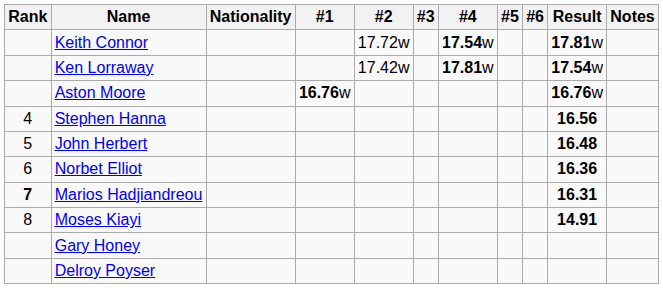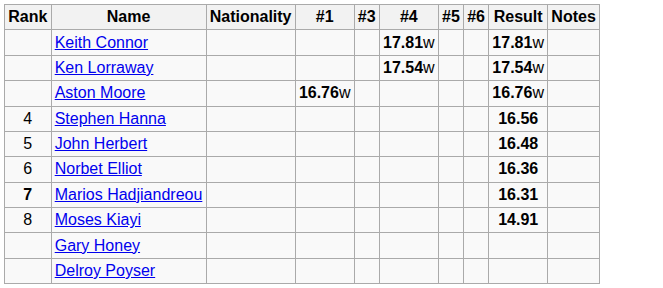- column: (384, 17)
(468, 42) 17.54w -> (409, 42) 17.81w
(468, 67) 17.81w -> (409, 67) 17.54w
